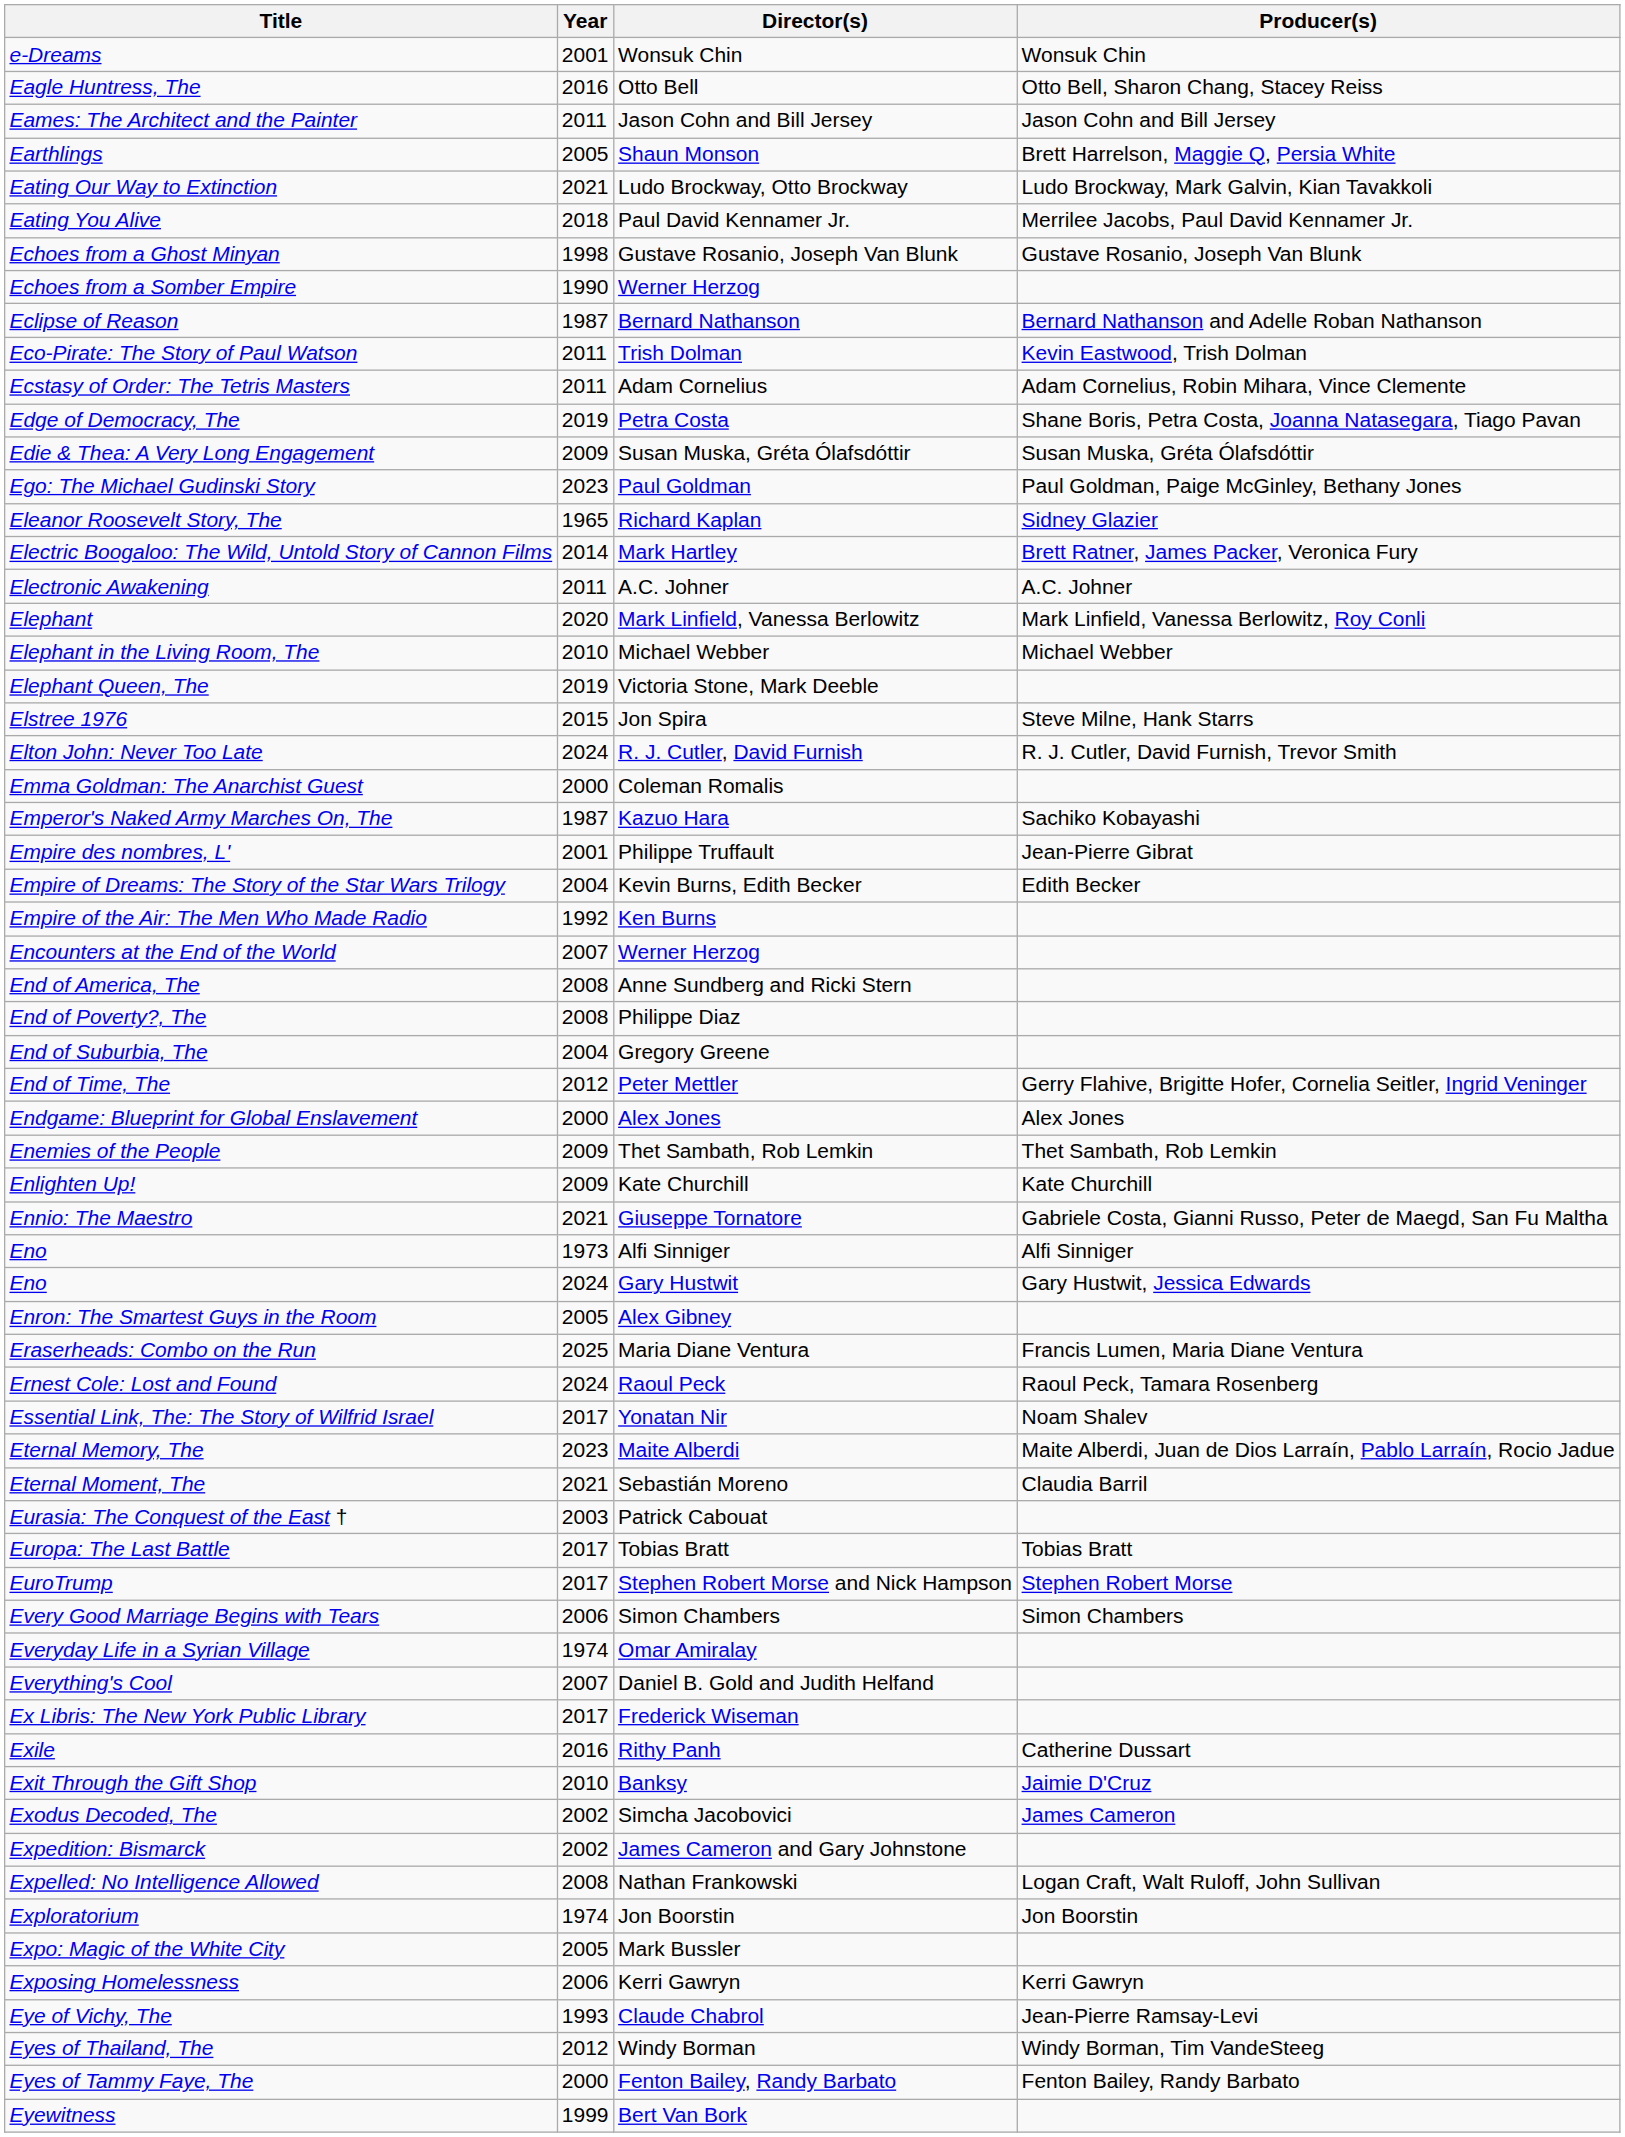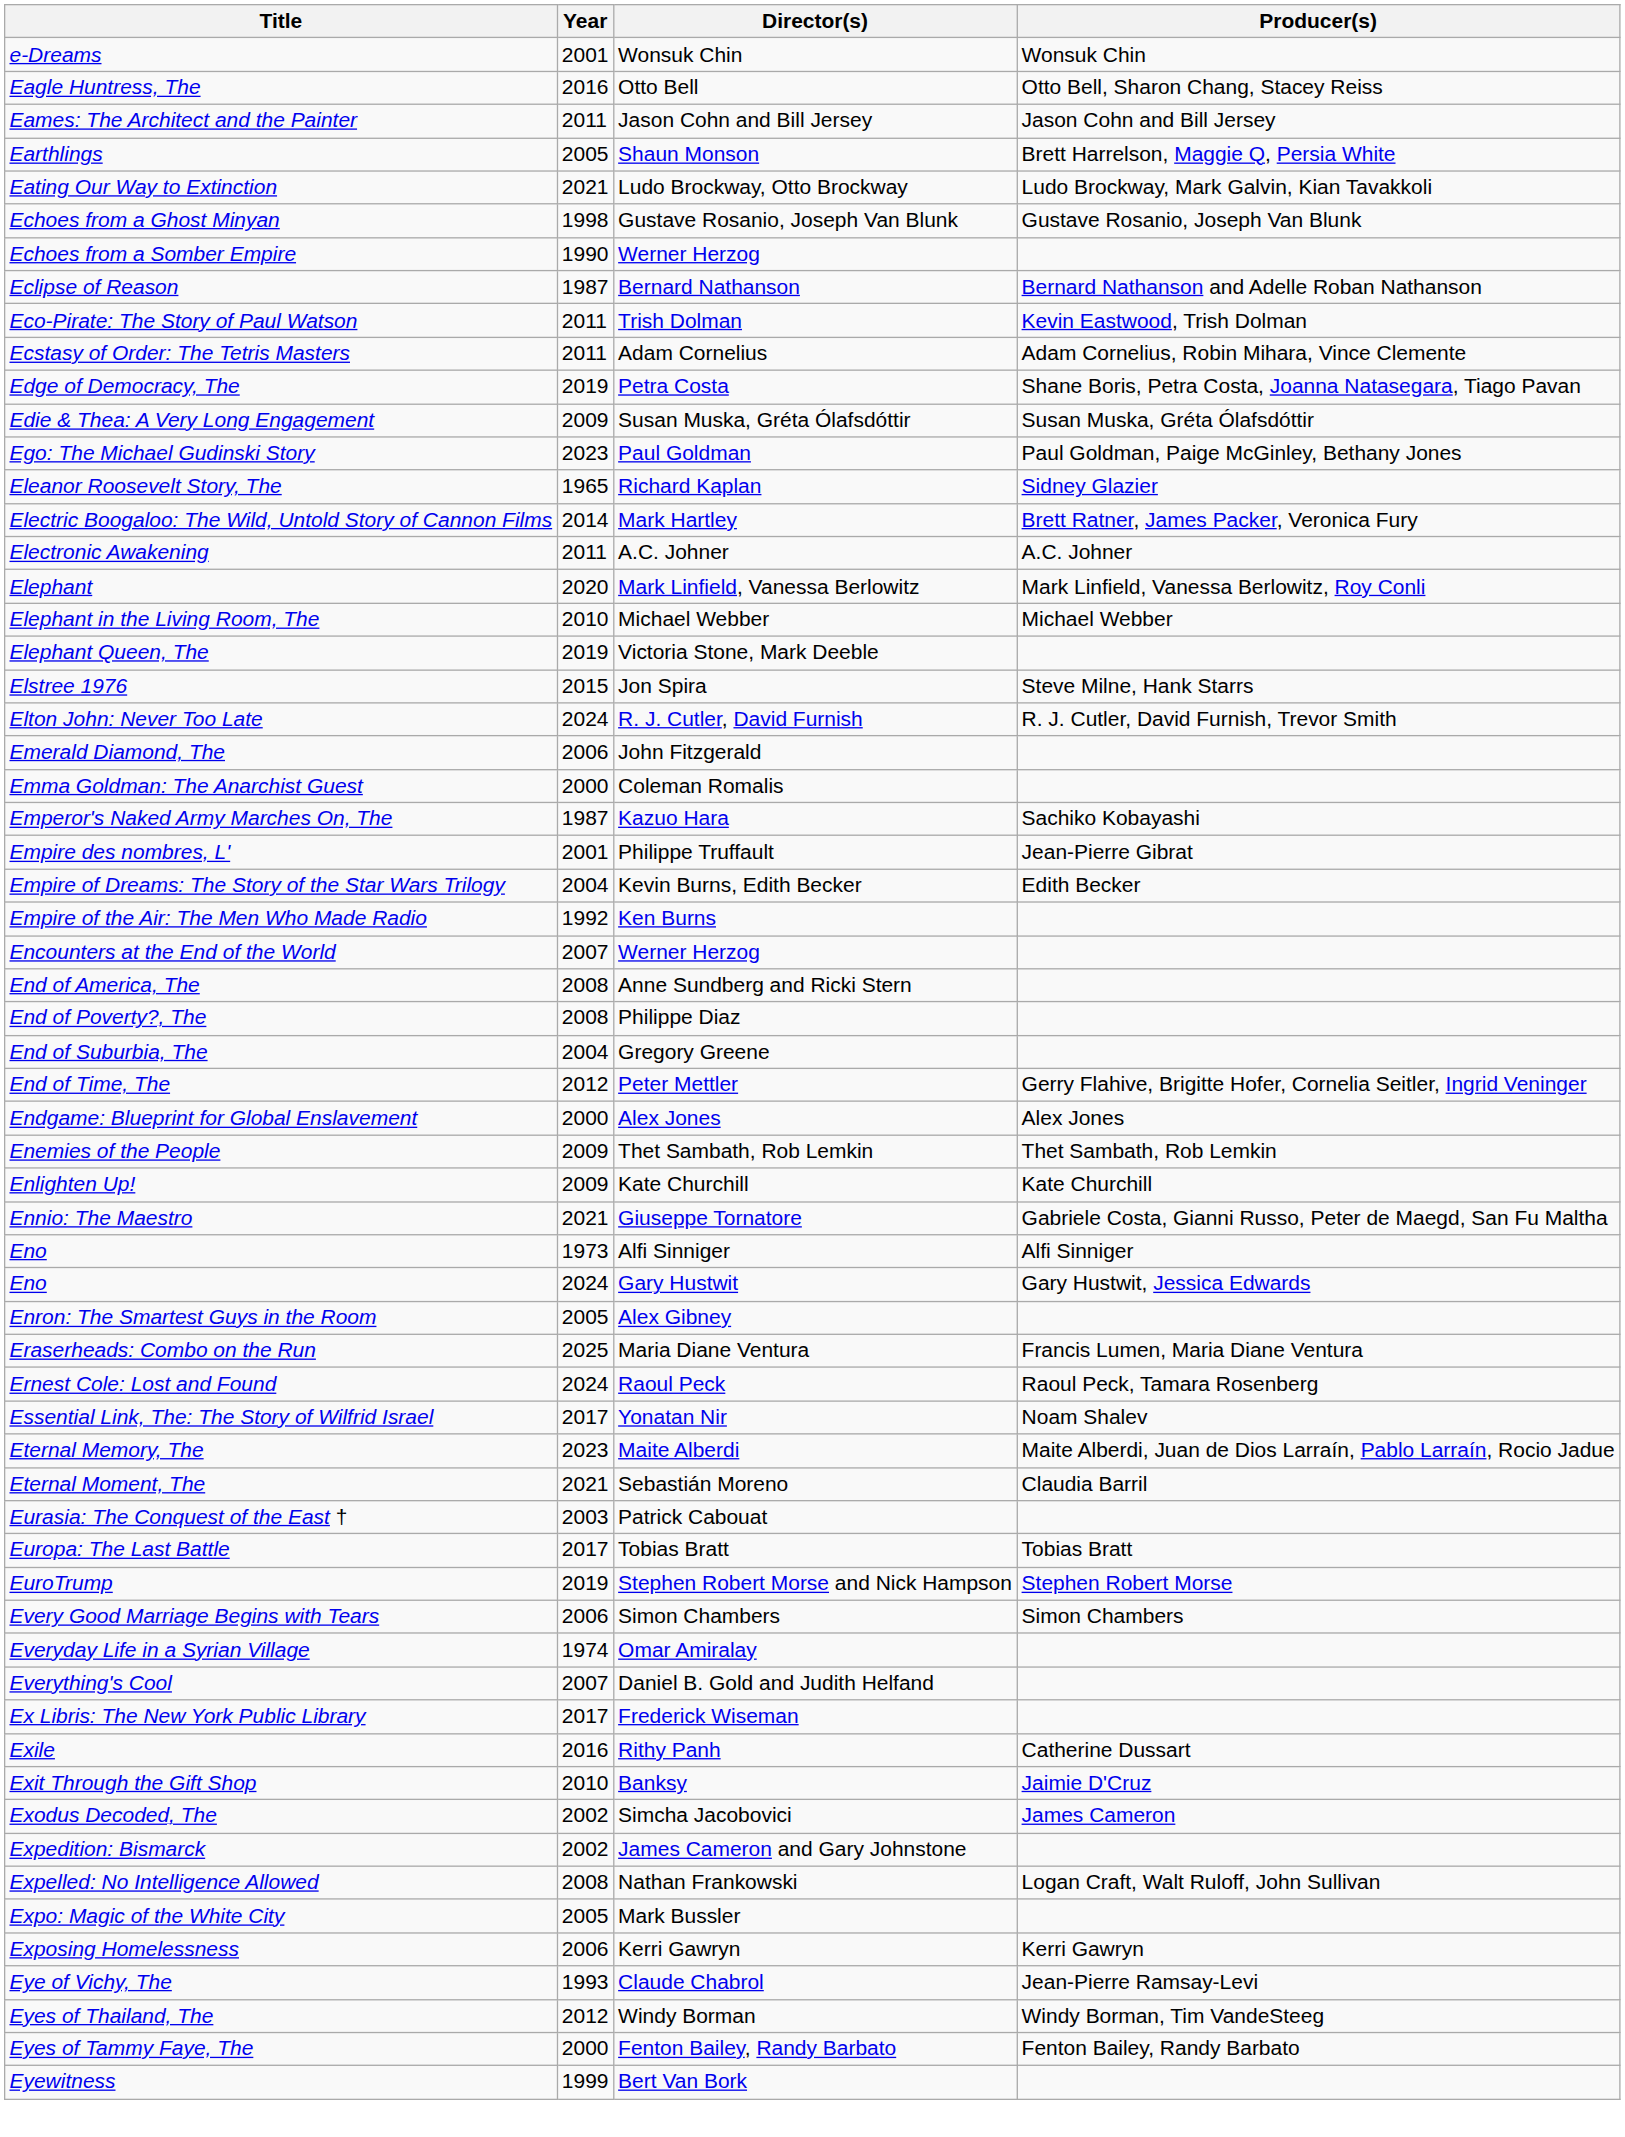- row: (85, 220)
+ row: (117, 752)
(585, 1583) 2017 -> (585, 1583) 2019
- row: (74, 1915)
